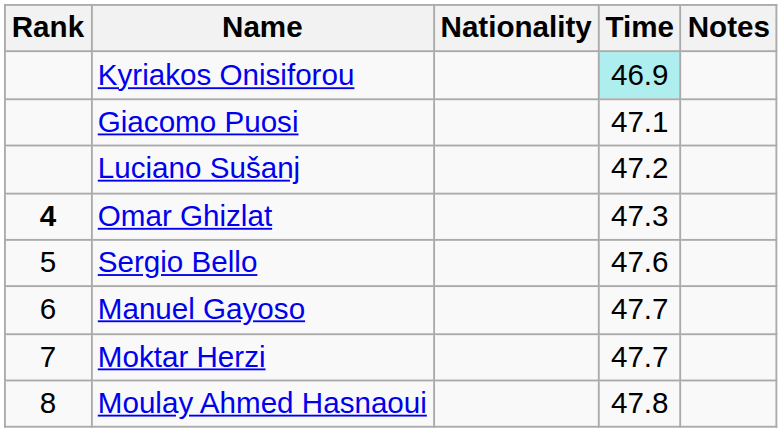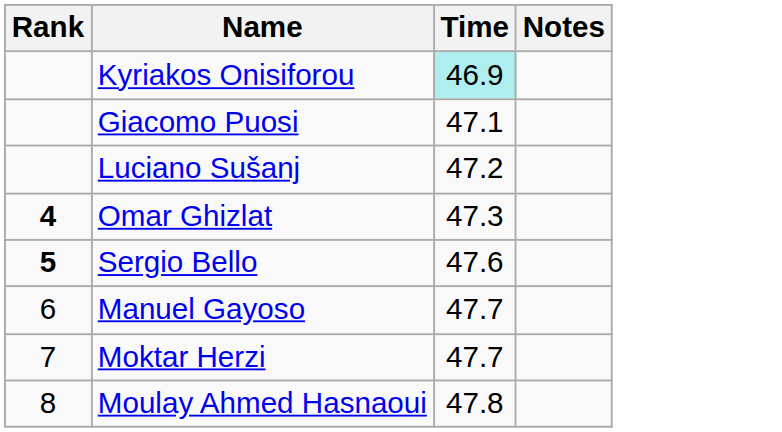- column: (516, 27)
(48, 262) normal -> (48, 262) bold
